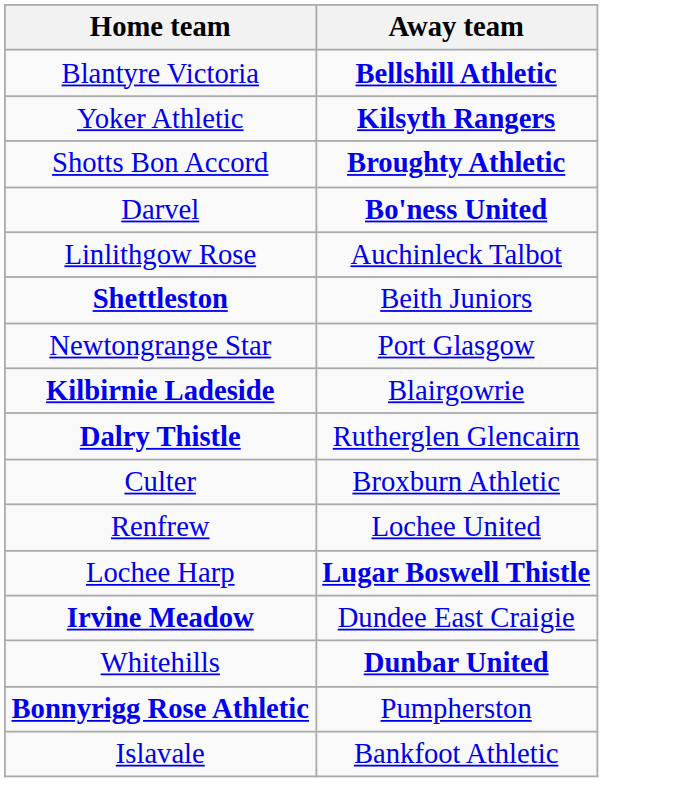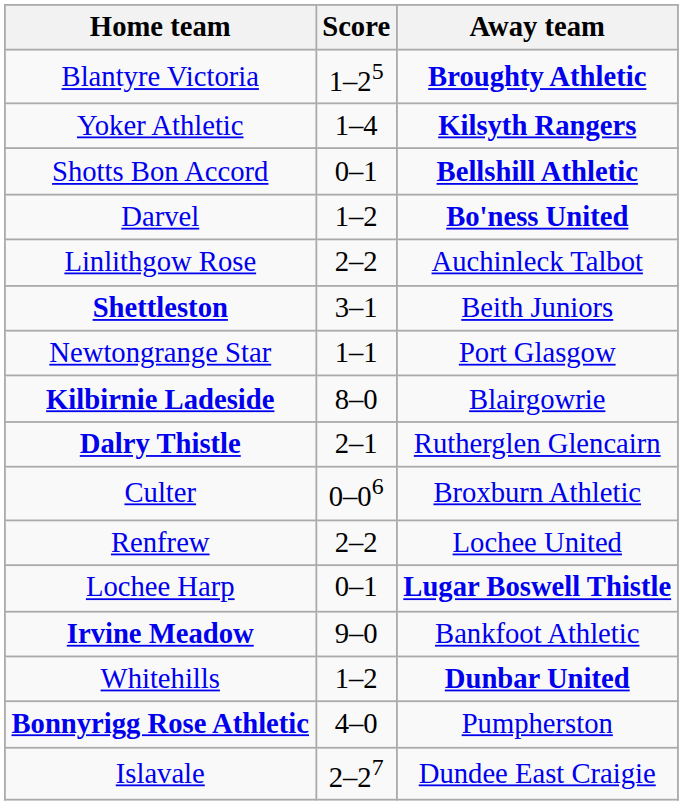+ column: (356, 27)
(456, 72) Bellshill Athletic -> (537, 76) Broughty Athletic
(456, 163) Broughty Athletic -> (537, 171) Bellshill Athletic
(456, 617) Dundee East Craigie -> (537, 633) Bankfoot Athletic
(456, 753) Bankfoot Athletic -> (537, 773) Dundee East Craigie
